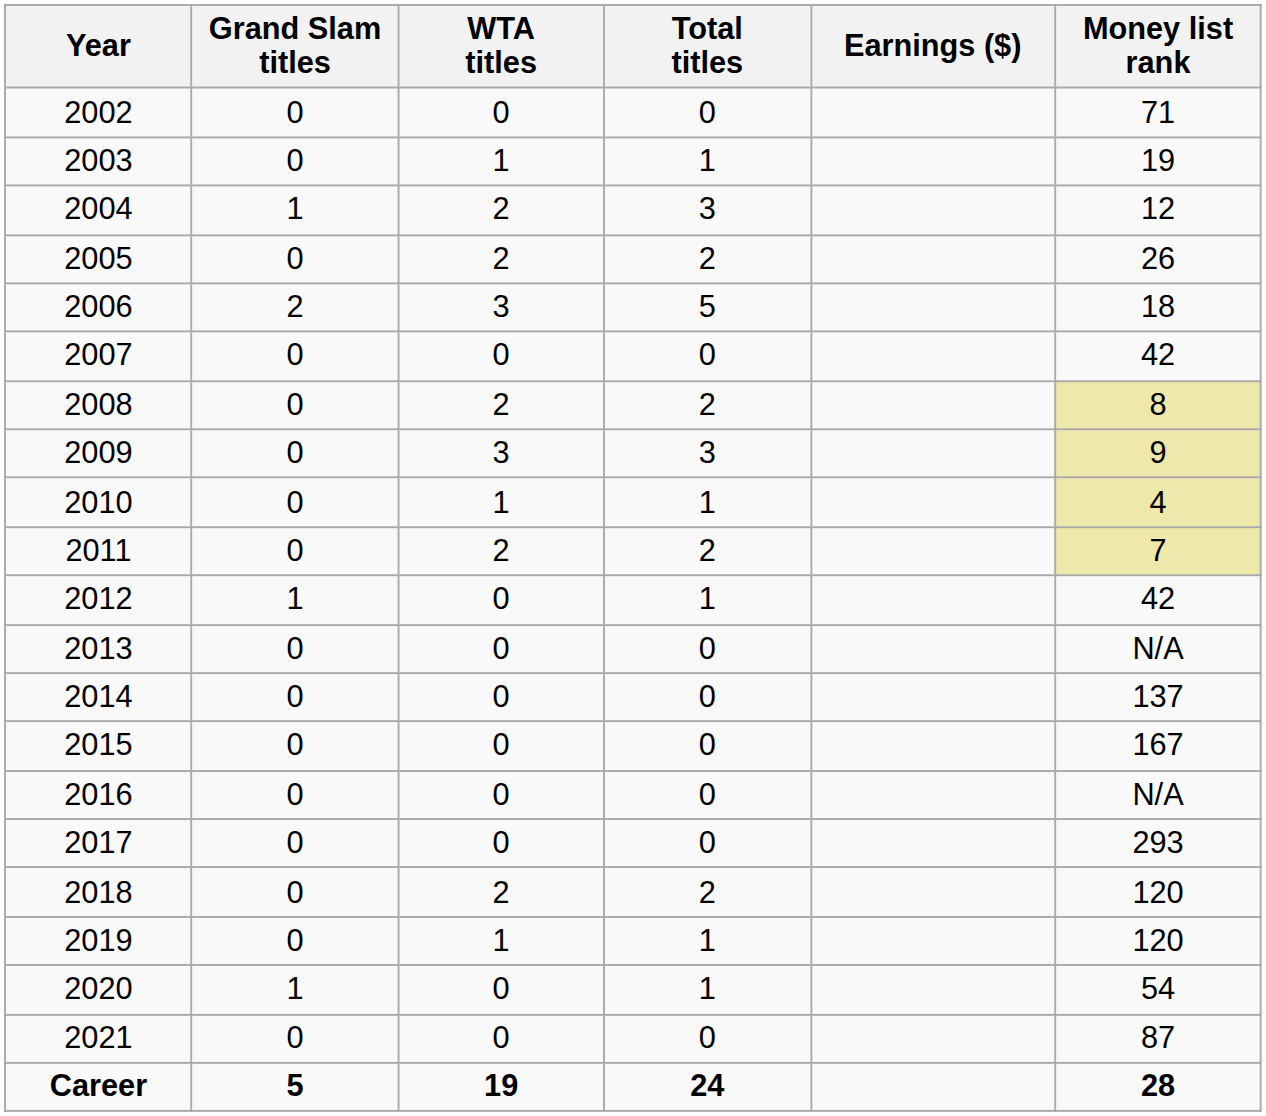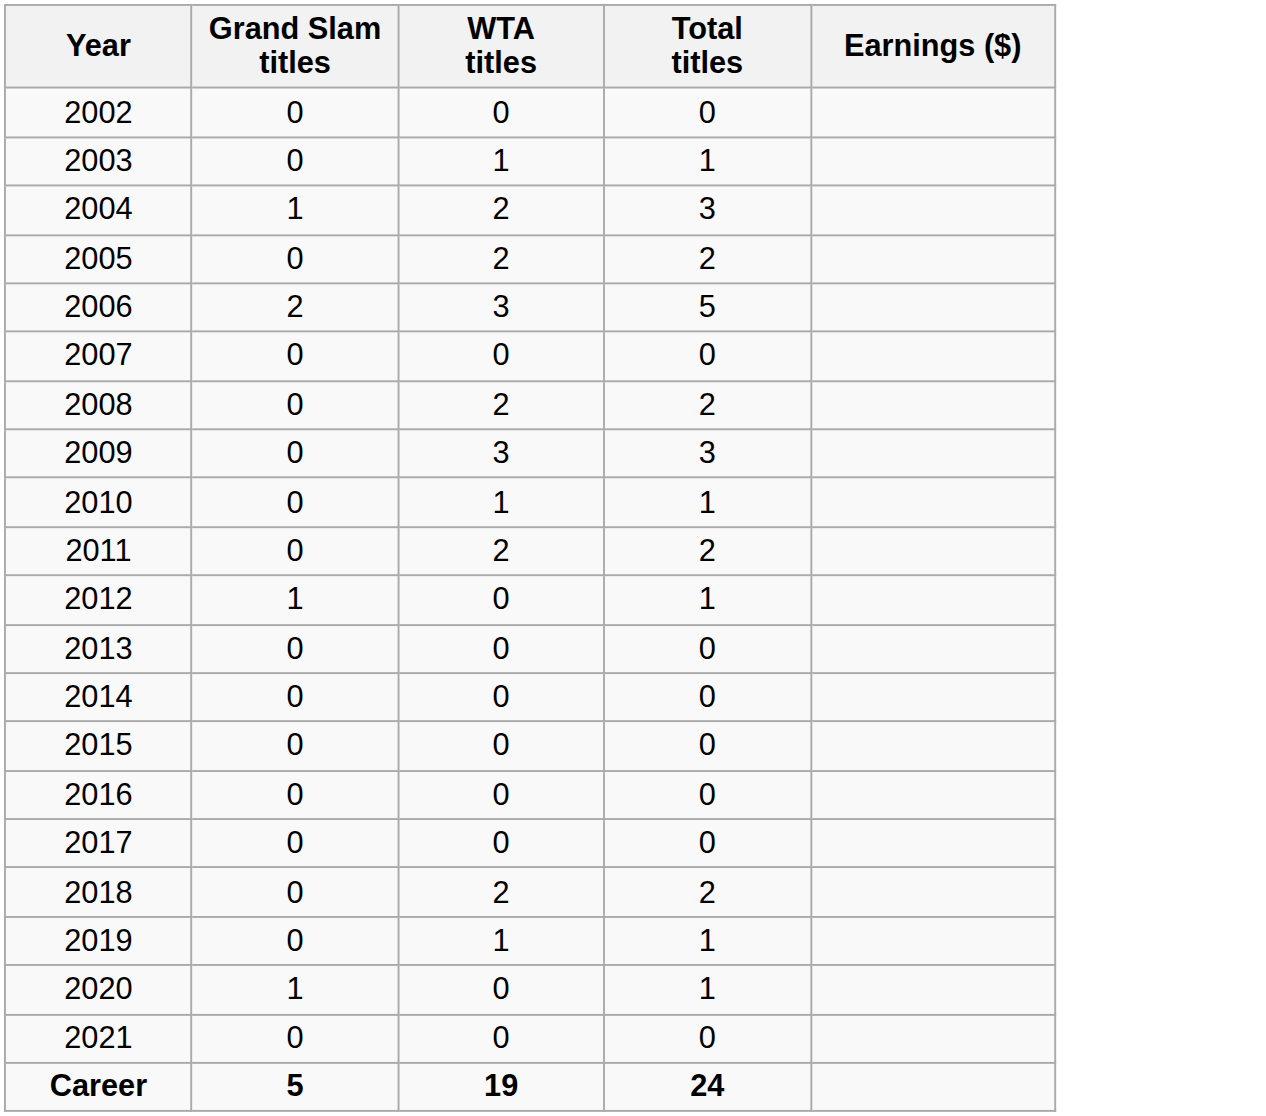- column: (1158, 46)
